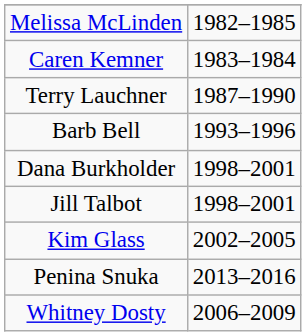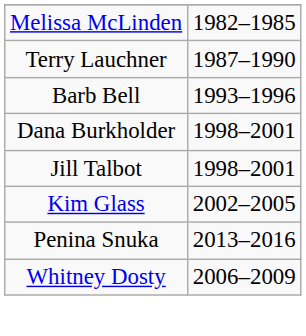- row: (96, 58)
